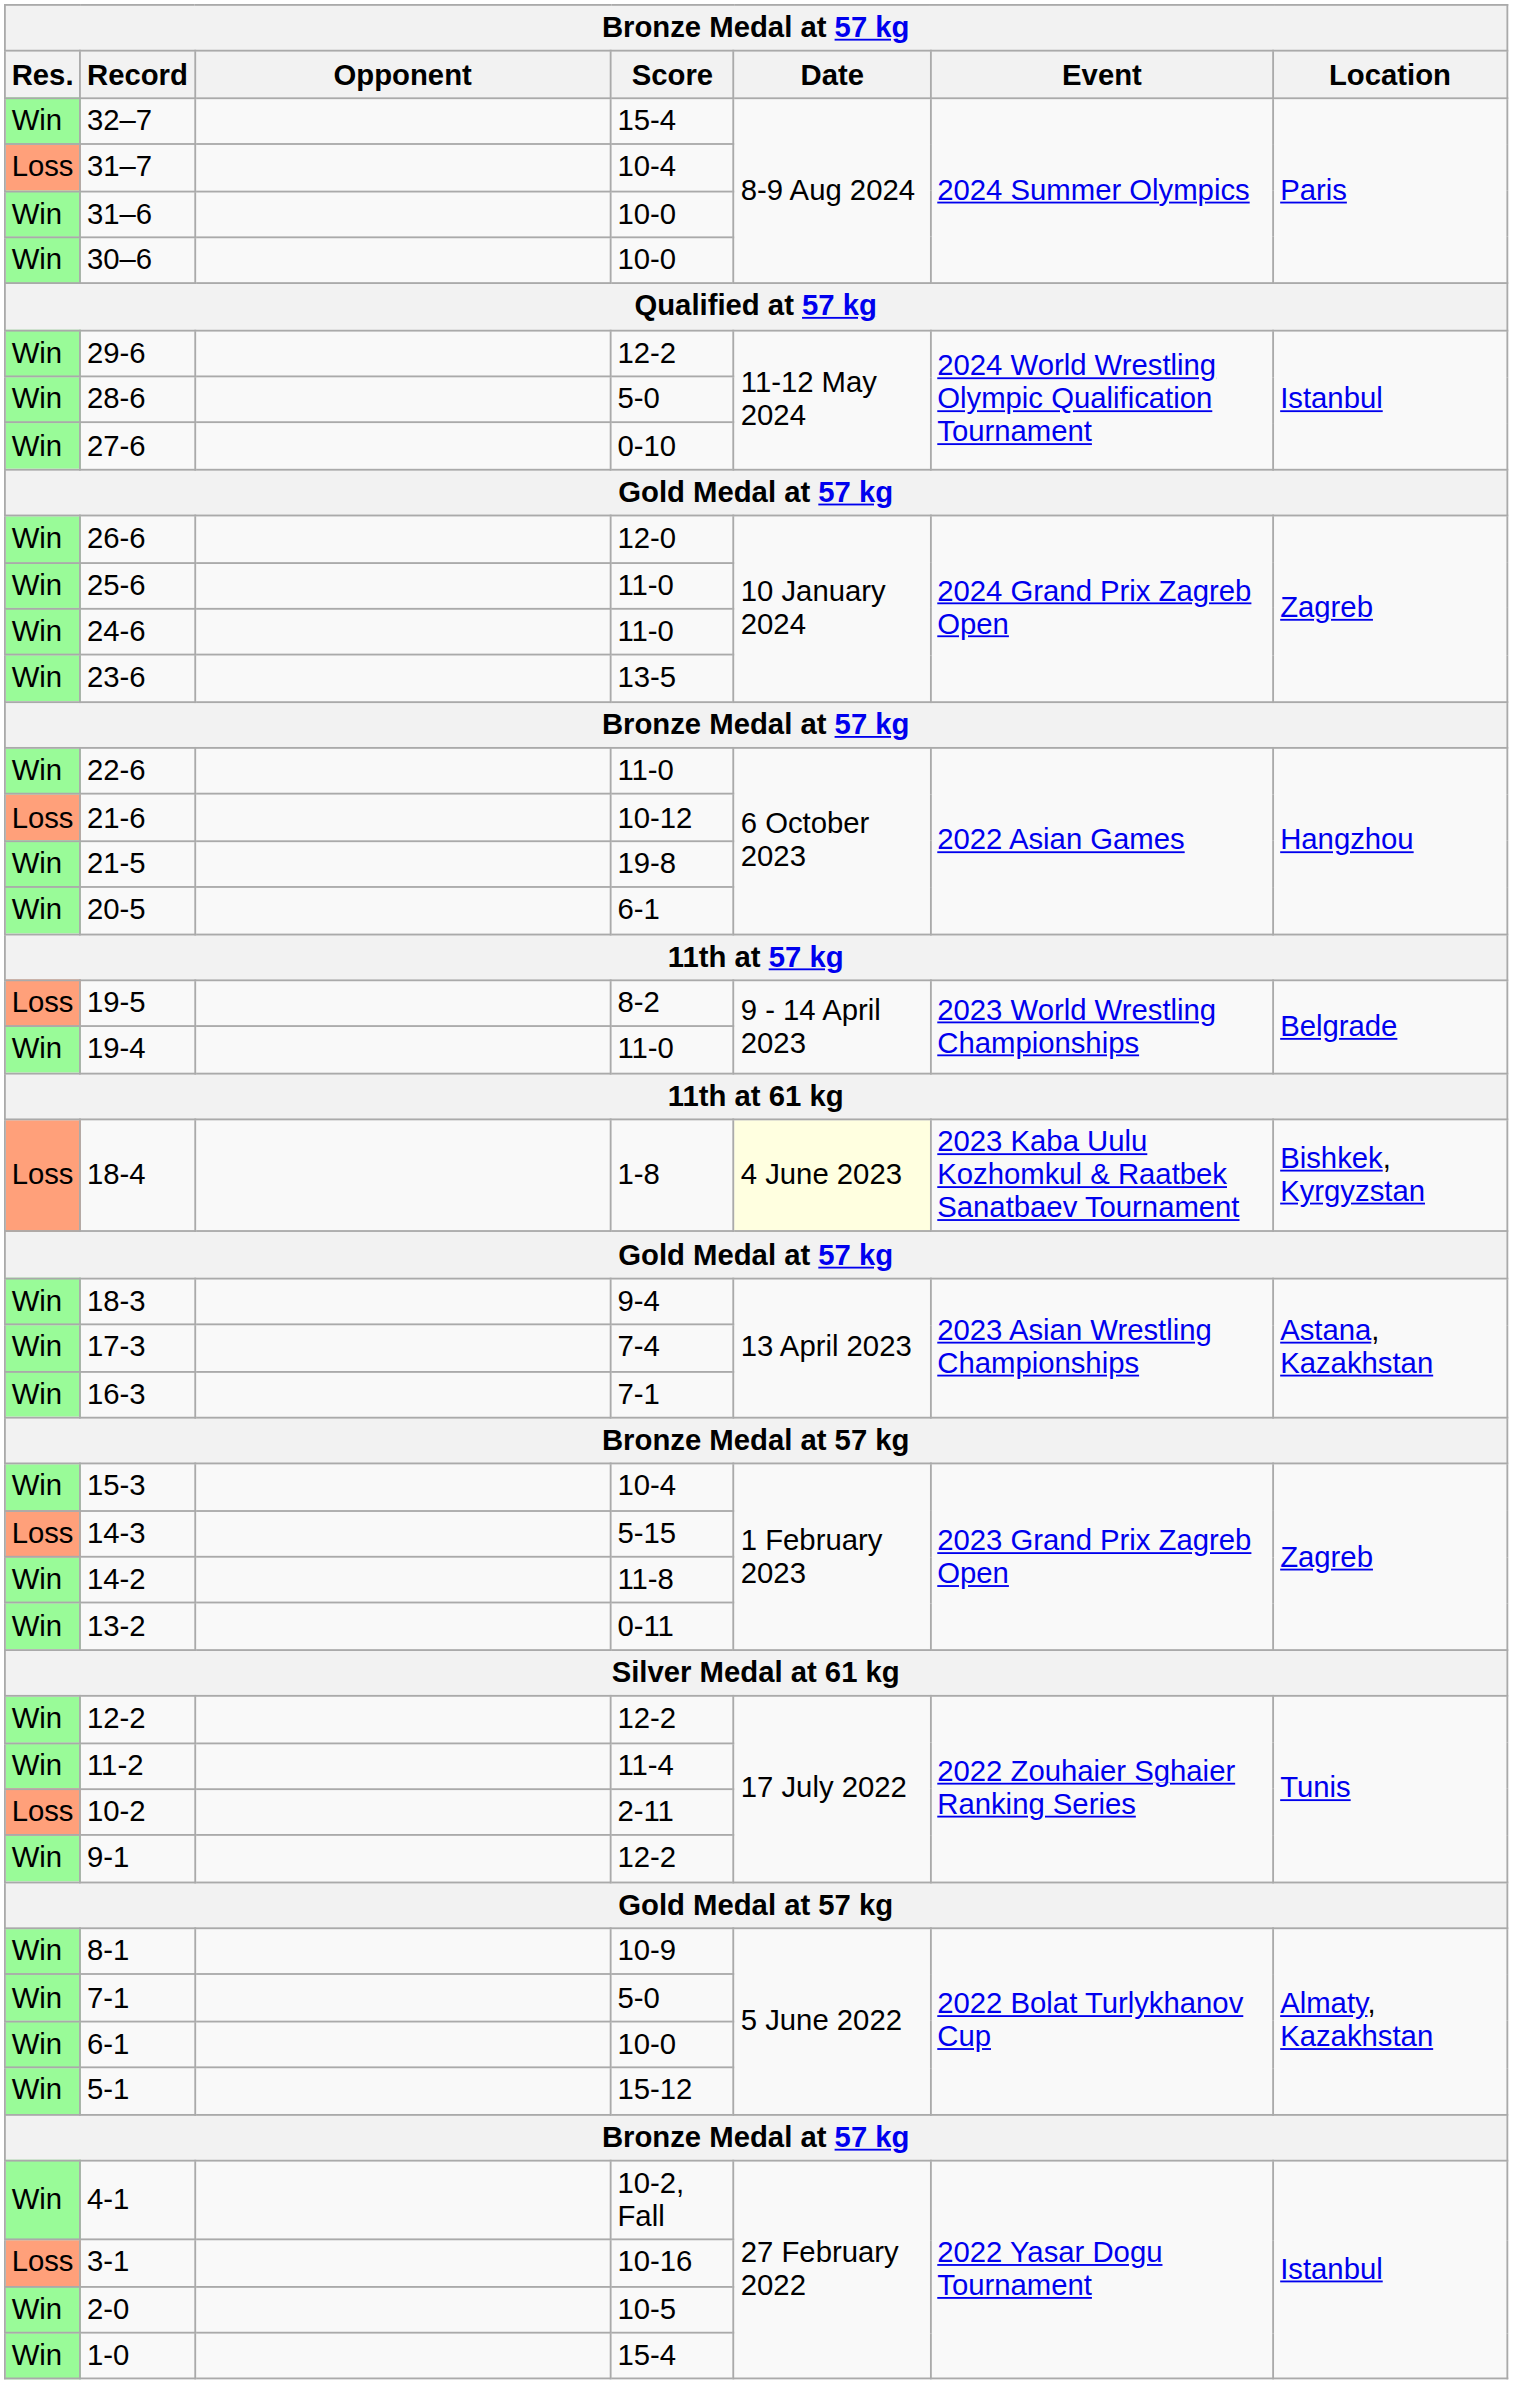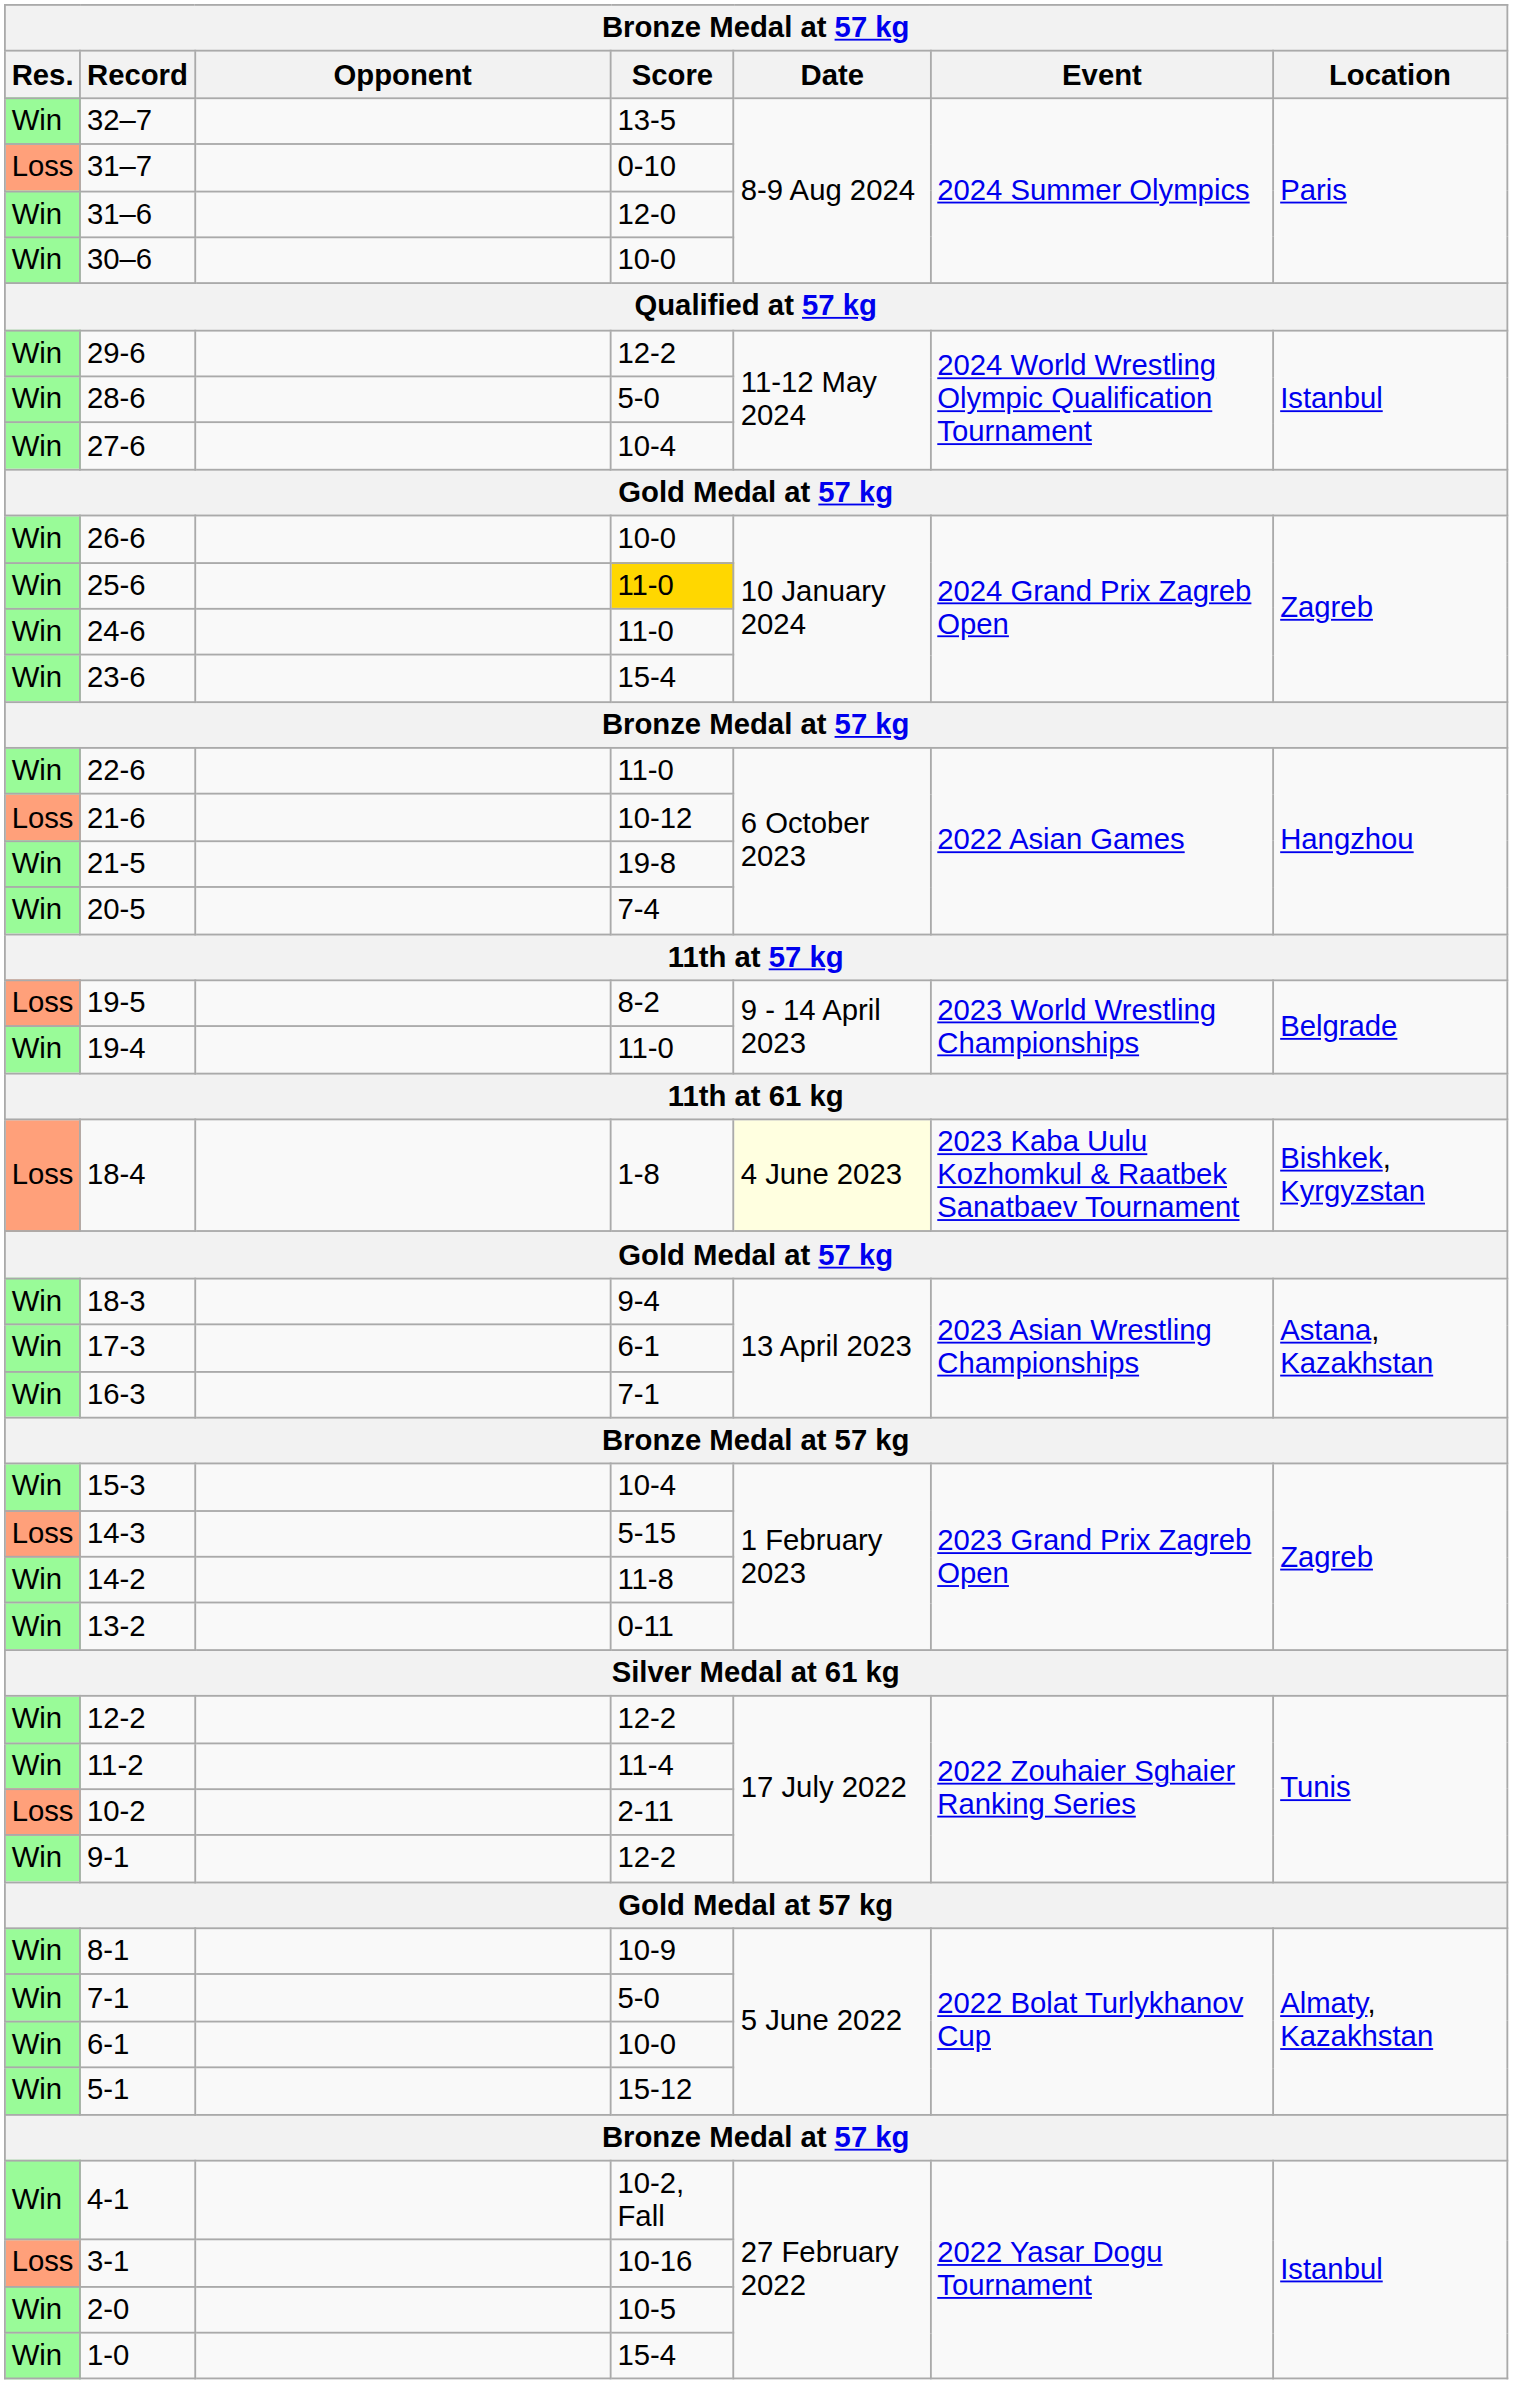(647, 120) 15-4 -> (647, 120) 13-5
(647, 167) 10-4 -> (647, 167) 0-10
(647, 213) 10-0 -> (647, 213) 12-0
(647, 445) 0-10 -> (647, 445) 10-4
(647, 538) 12-0 -> (647, 538) 10-0
(646, 584) no background -> (646, 584) gold background
(647, 677) 13-5 -> (647, 677) 15-4
(639, 910) 6-1 -> (639, 910) 7-4
(639, 1347) 7-4 -> (639, 1347) 6-1
